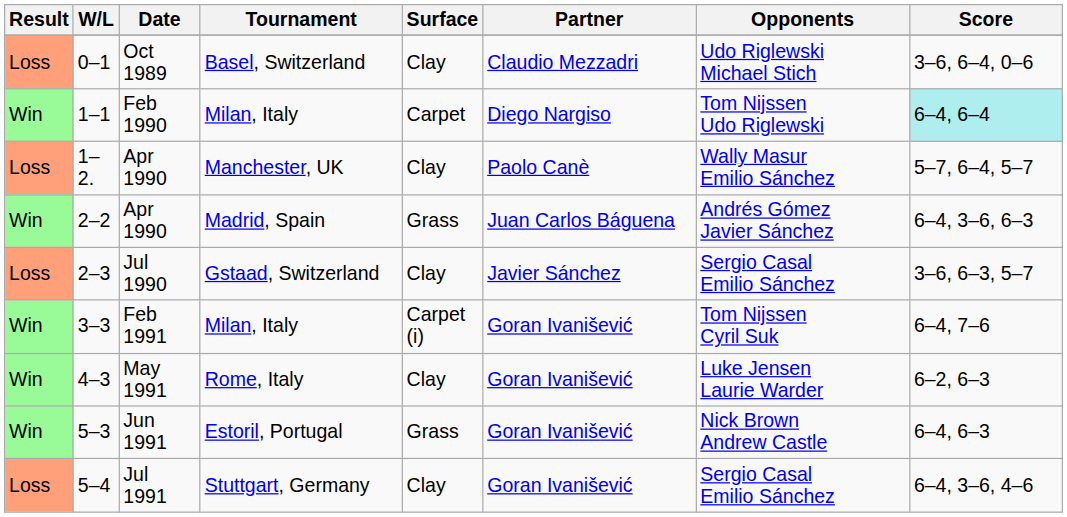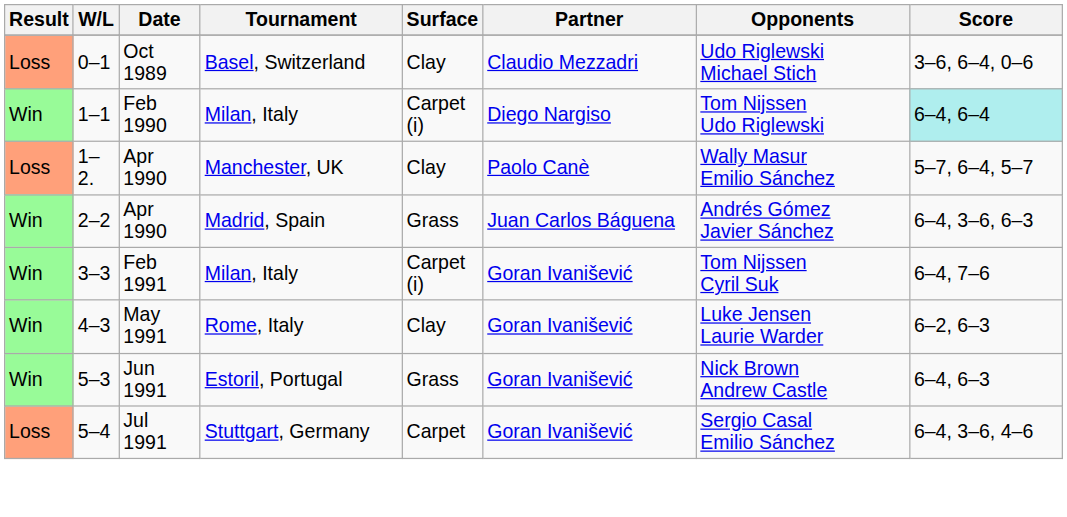(436, 114) Carpet -> (436, 114) Carpet (i)
- row: (94, 273)
(426, 485) Clay -> (436, 432) Carpet
